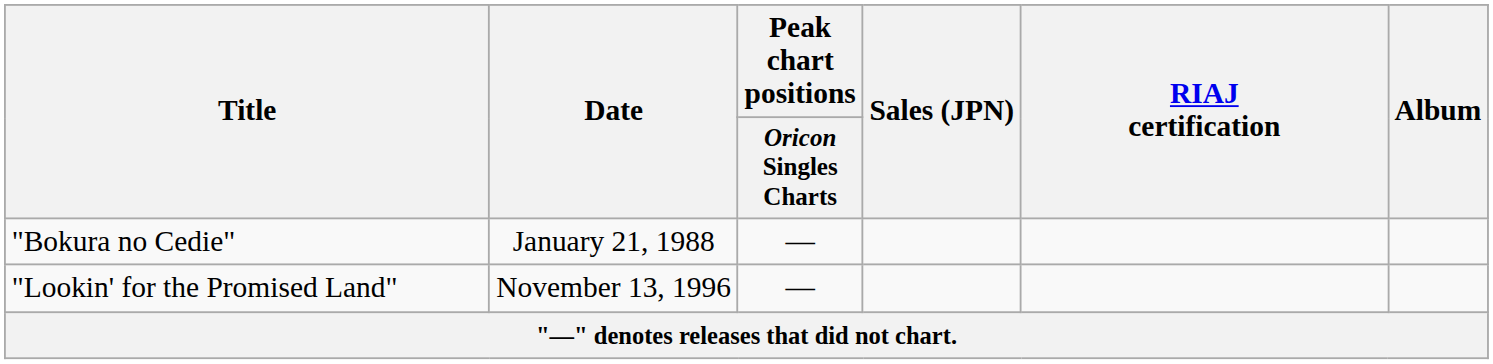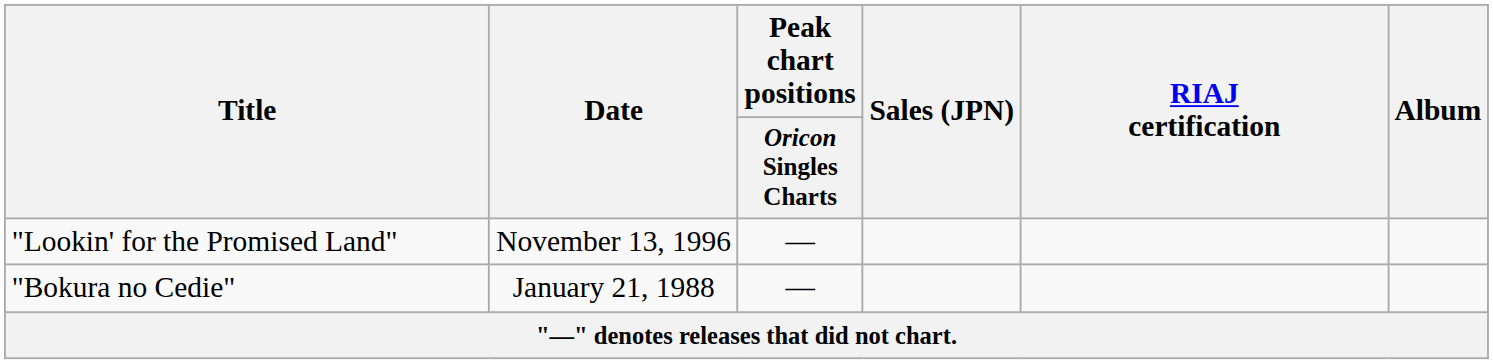rows swapped: (123, 240) <-> (205, 287)
